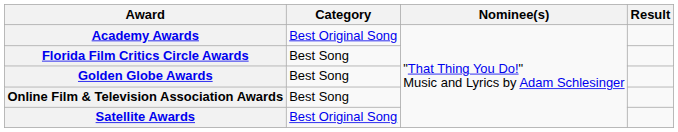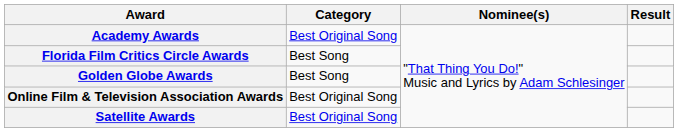(319, 96) Best Song -> (343, 96) Best Original Song
